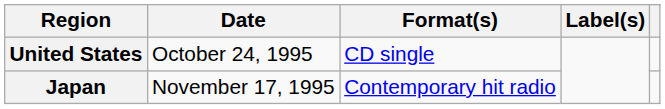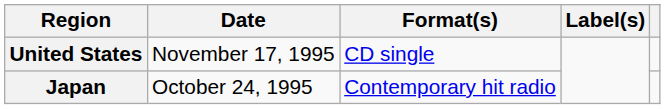(232, 53) October 24, 1995 -> (243, 53) November 17, 1995
(243, 86) November 17, 1995 -> (232, 86) October 24, 1995
